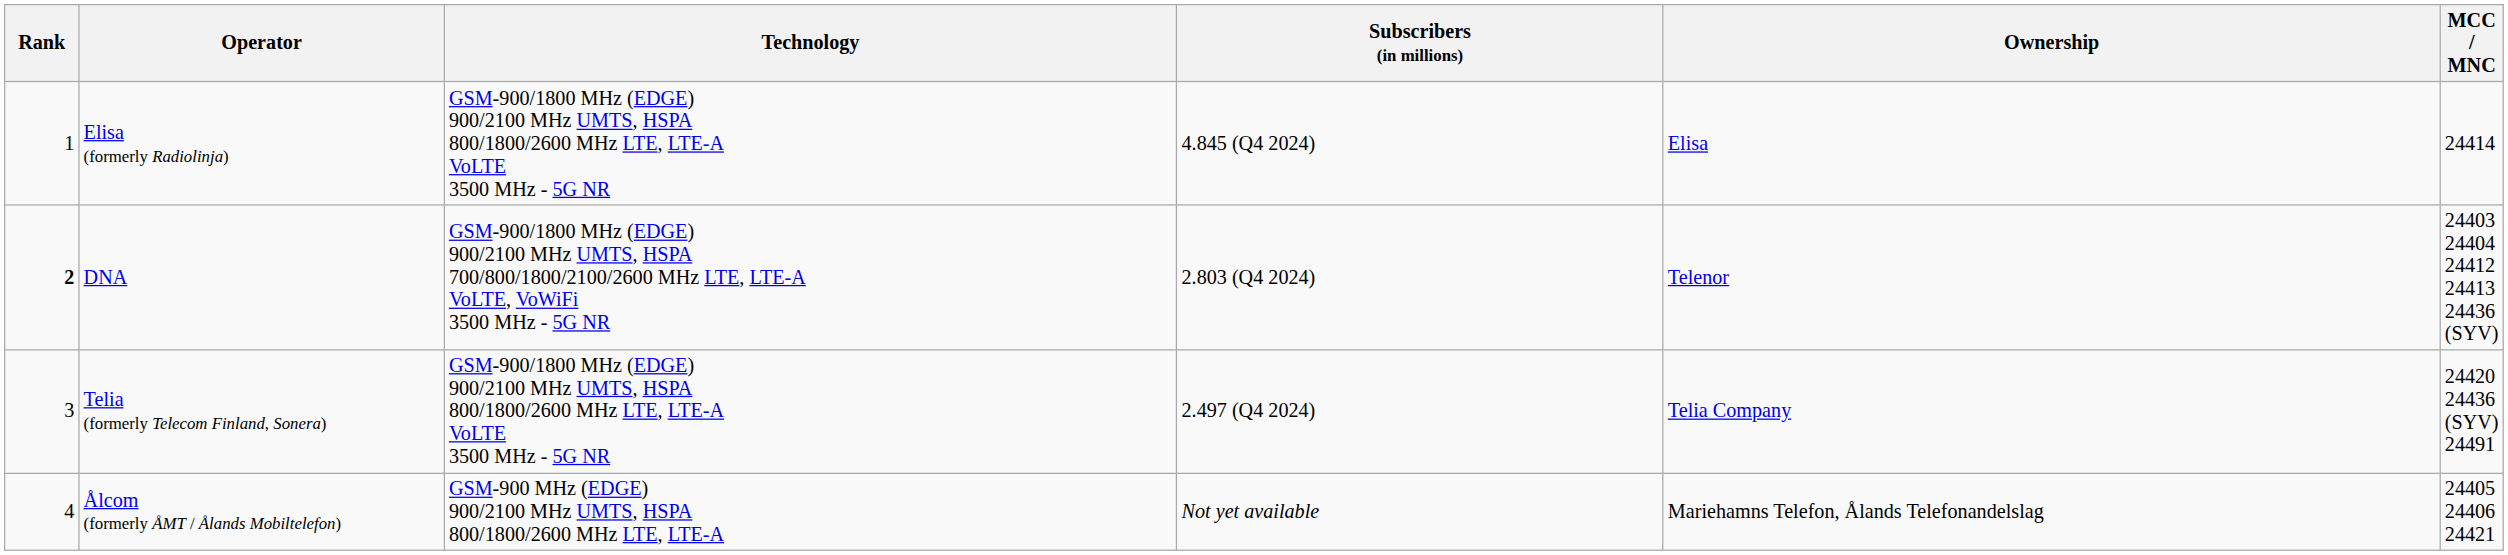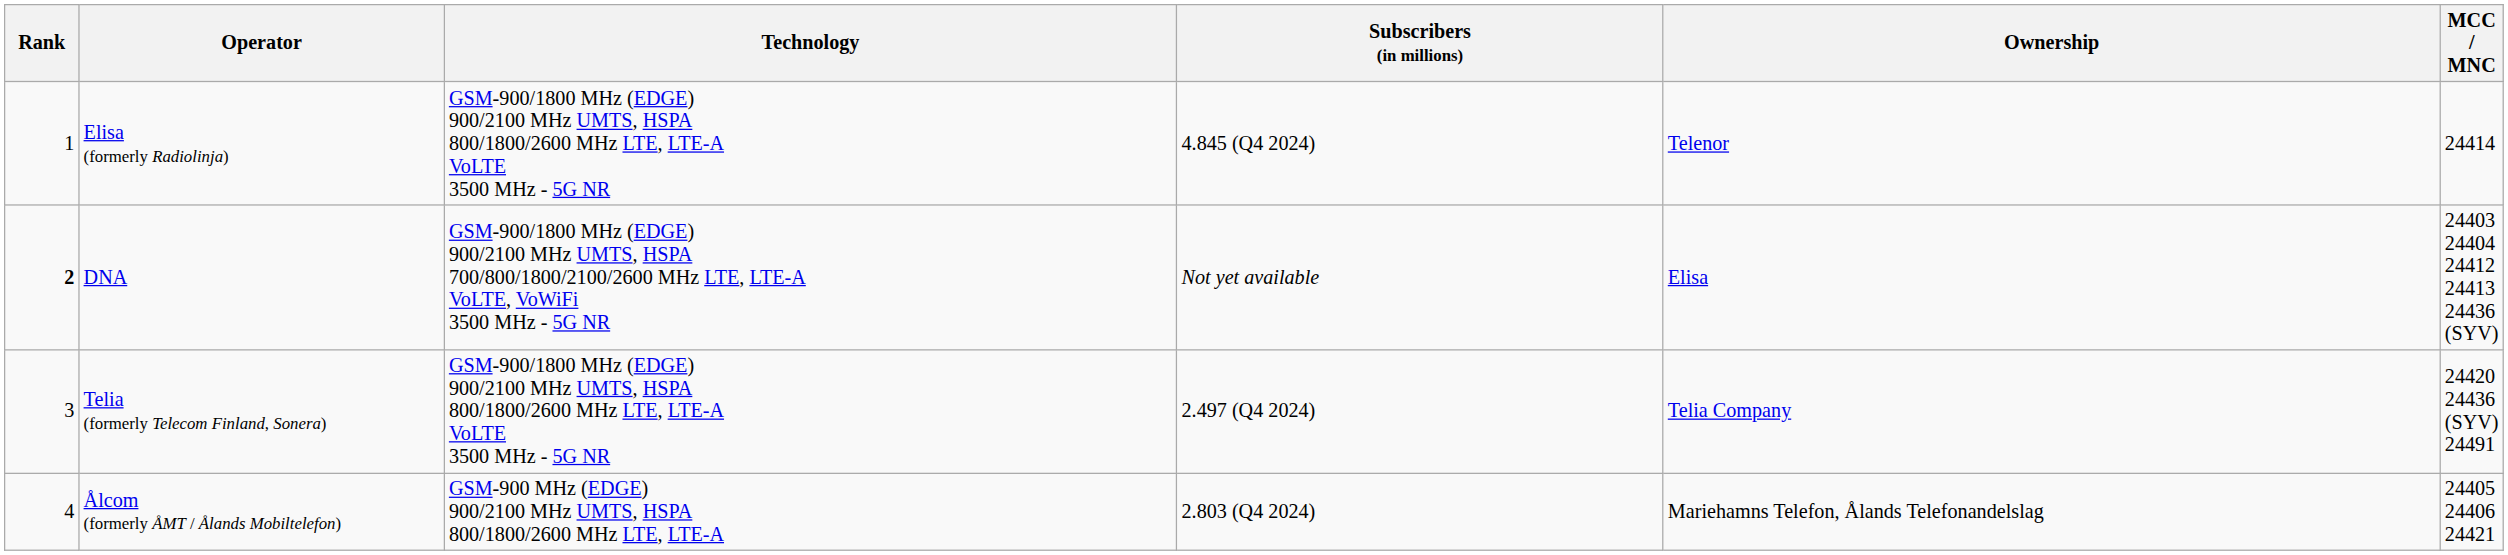(1688, 143) Elisa -> (1698, 143) Telenor
(1248, 277) 2.803 (Q4 2024) -> (1250, 277) Not yet available
(1698, 277) Telenor -> (1688, 277) Elisa
(1250, 511) Not yet available -> (1248, 511) 2.803 (Q4 2024)
